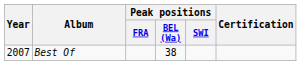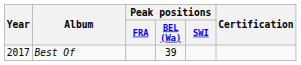(18, 53) 2007 -> (18, 53) 2017
(171, 53) 38 -> (171, 53) 39
